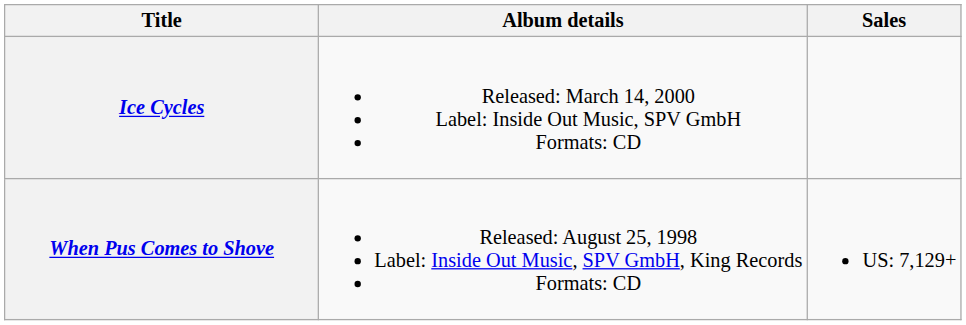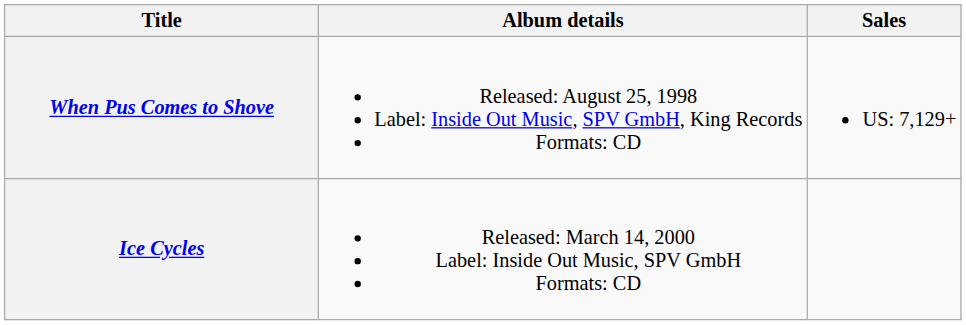rows swapped: (162, 248) <-> (162, 107)
